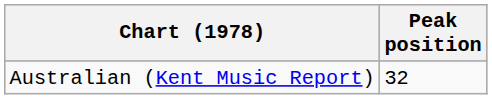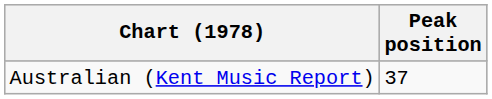(397, 78) 32 -> (397, 78) 37
